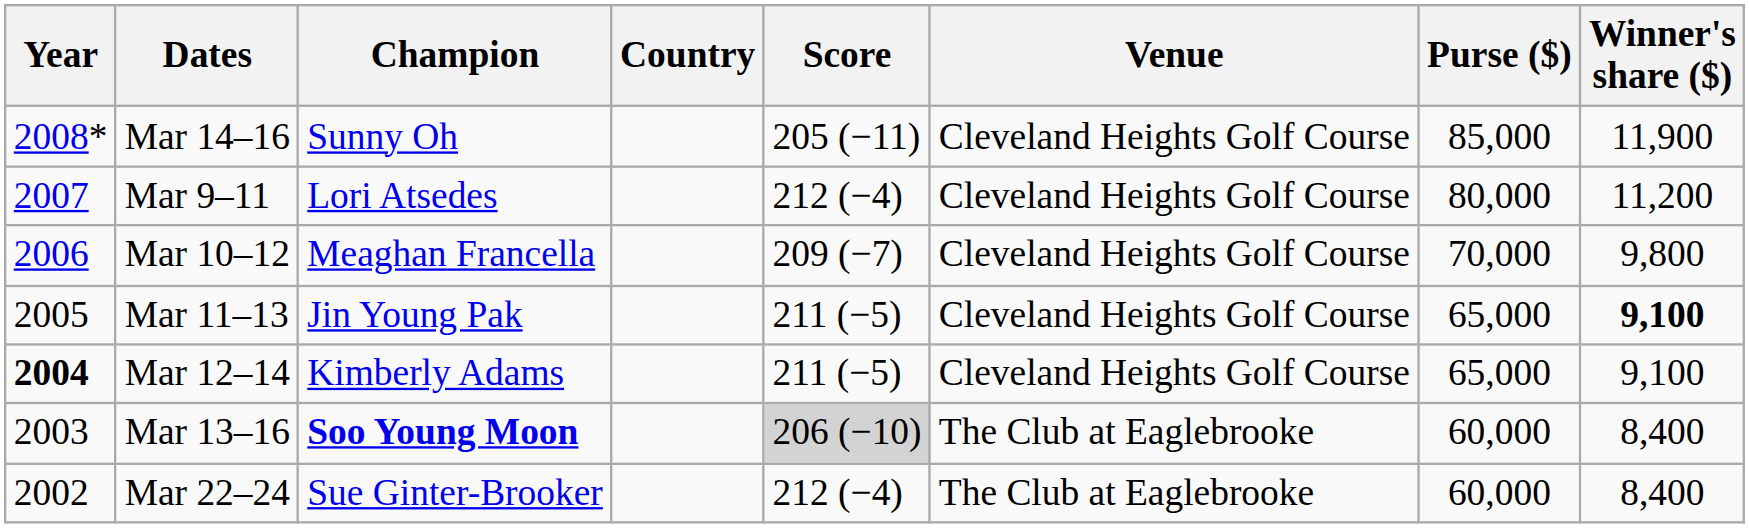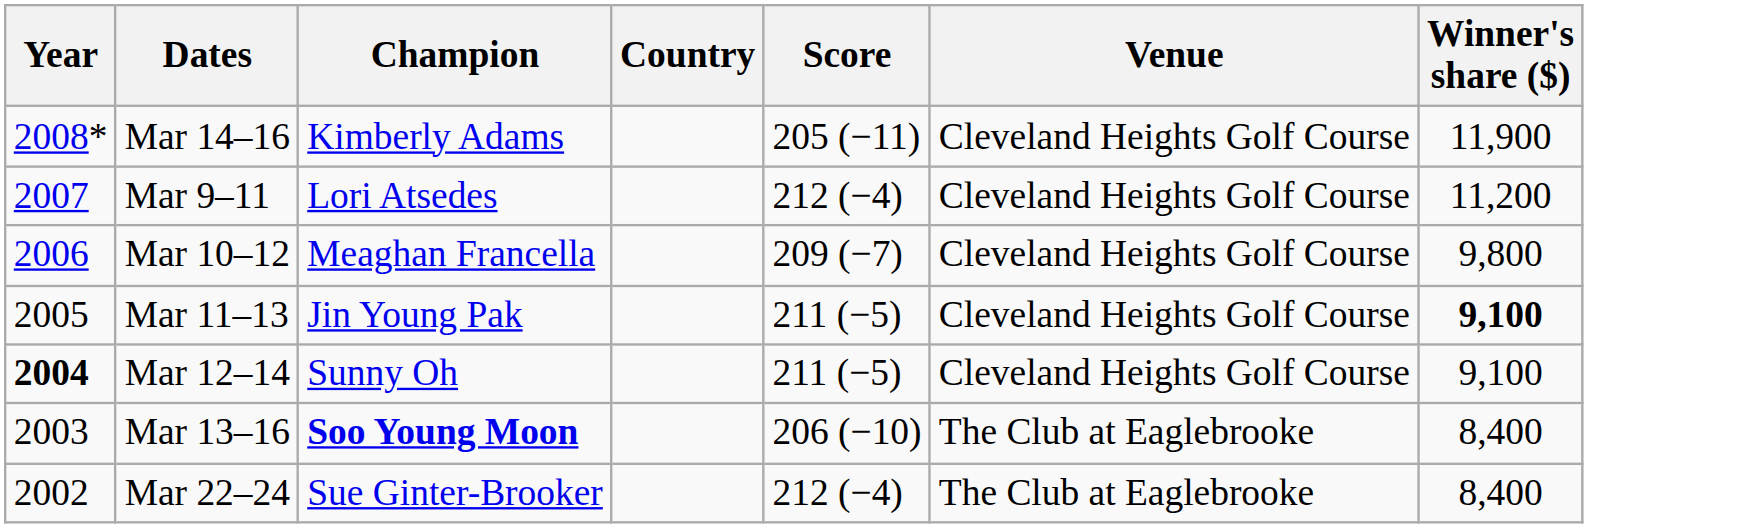- column: (1499, 55)
(383, 135) Sunny Oh -> (436, 135) Kimberly Adams
(436, 373) Kimberly Adams -> (383, 373) Sunny Oh
(847, 432) lightgrey background -> (847, 432) no background
